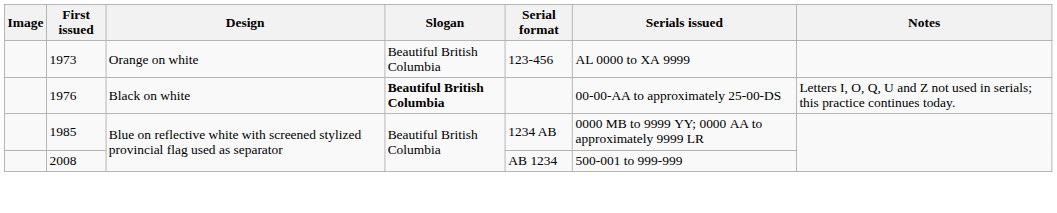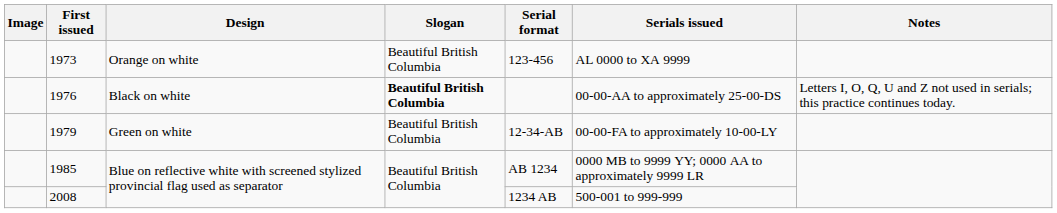+ row: (63, 132)
(532, 132) 1234 AB -> (533, 168) AB 1234
(533, 160) AB 1234 -> (532, 197) 1234 AB
